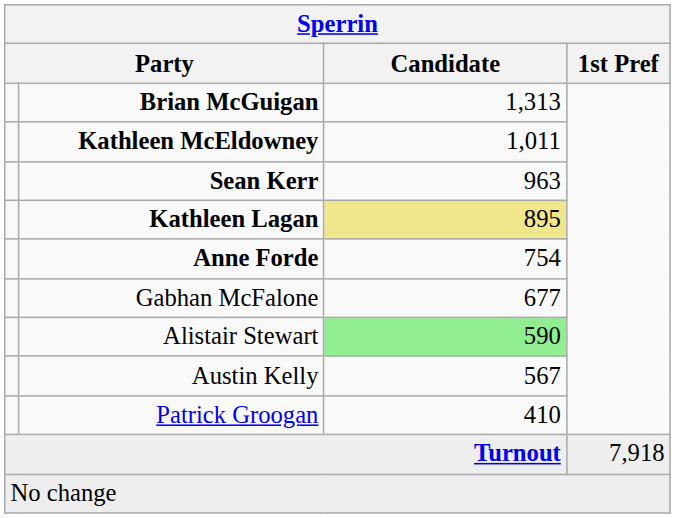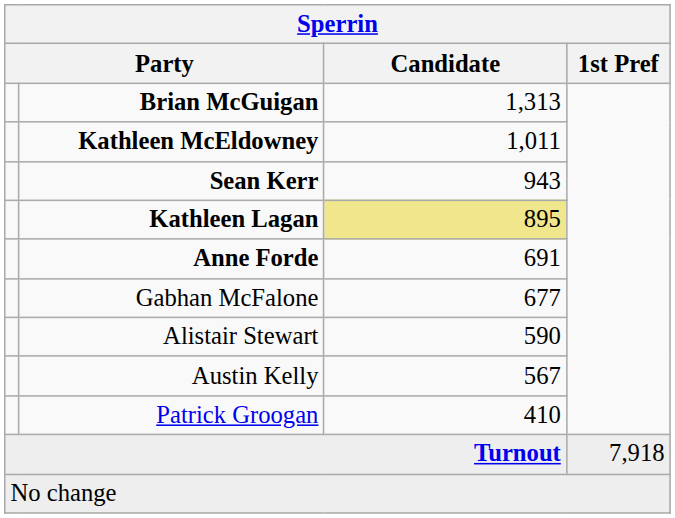(542, 180) 963 -> (542, 180) 943
(542, 258) 754 -> (542, 258) 691
(542, 336) lightgreen background -> (542, 336) no background
